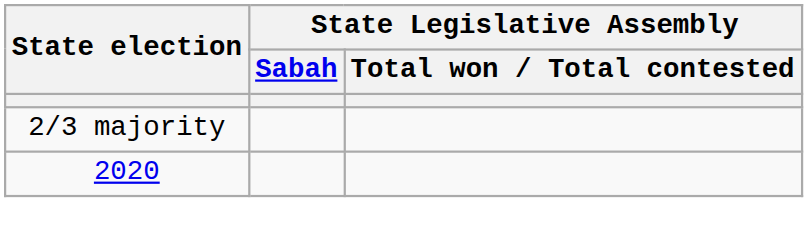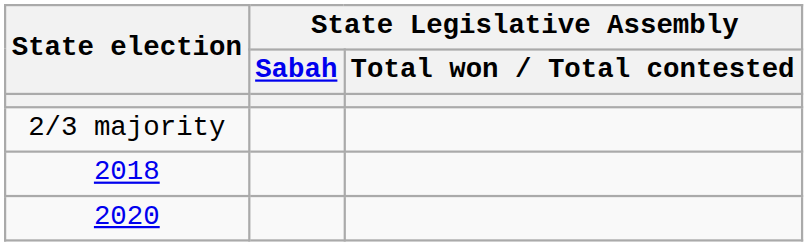+ row: (127, 174)
